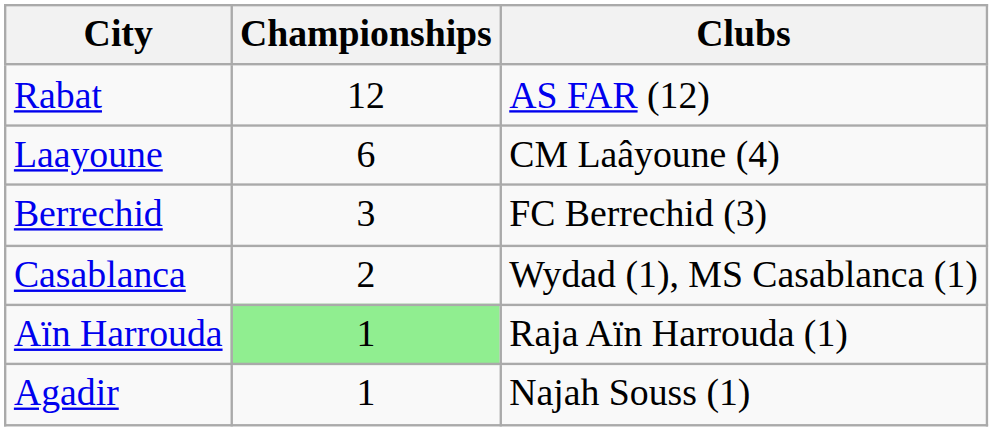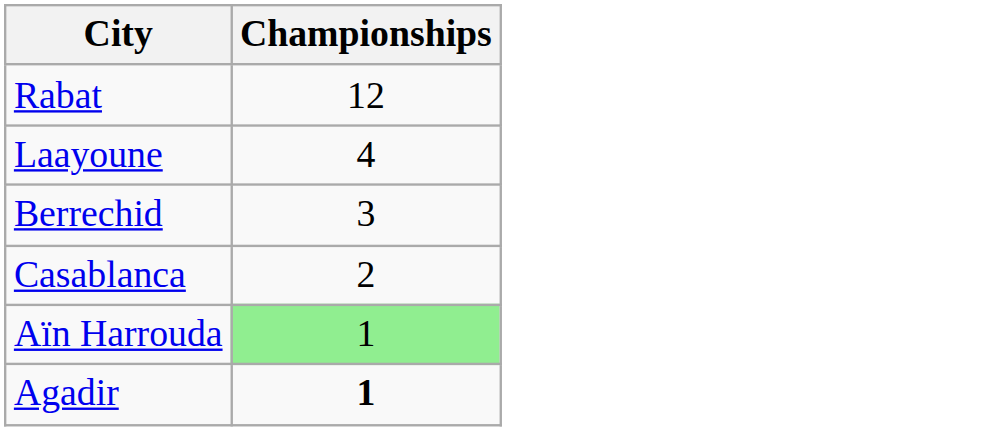- column: (743, 34)
(366, 154) 6 -> (366, 154) 4
(366, 393) normal -> (366, 393) bold
